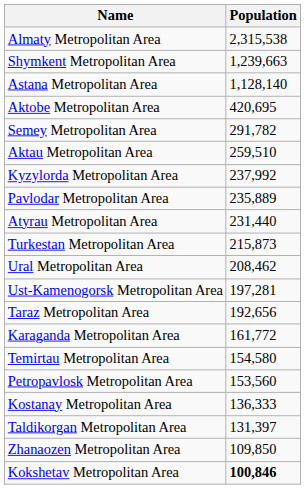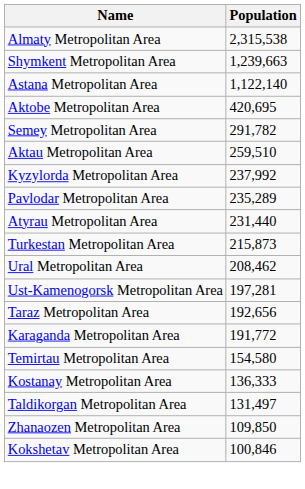(258, 84) 1,128,140 -> (258, 84) 1,122,140
(253, 198) 235,889 -> (253, 198) 235,289
(253, 335) 161,772 -> (253, 335) 191,772
- row: (100, 381)
(253, 426) 131,397 -> (253, 404) 131,497
(253, 472) bold -> (253, 449) normal
